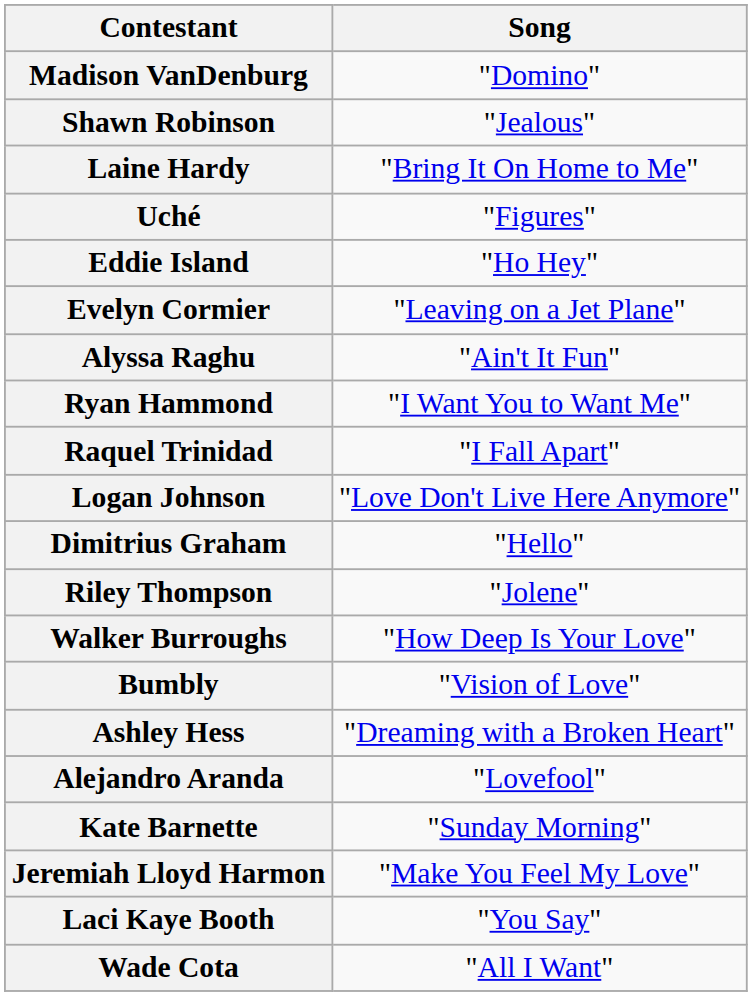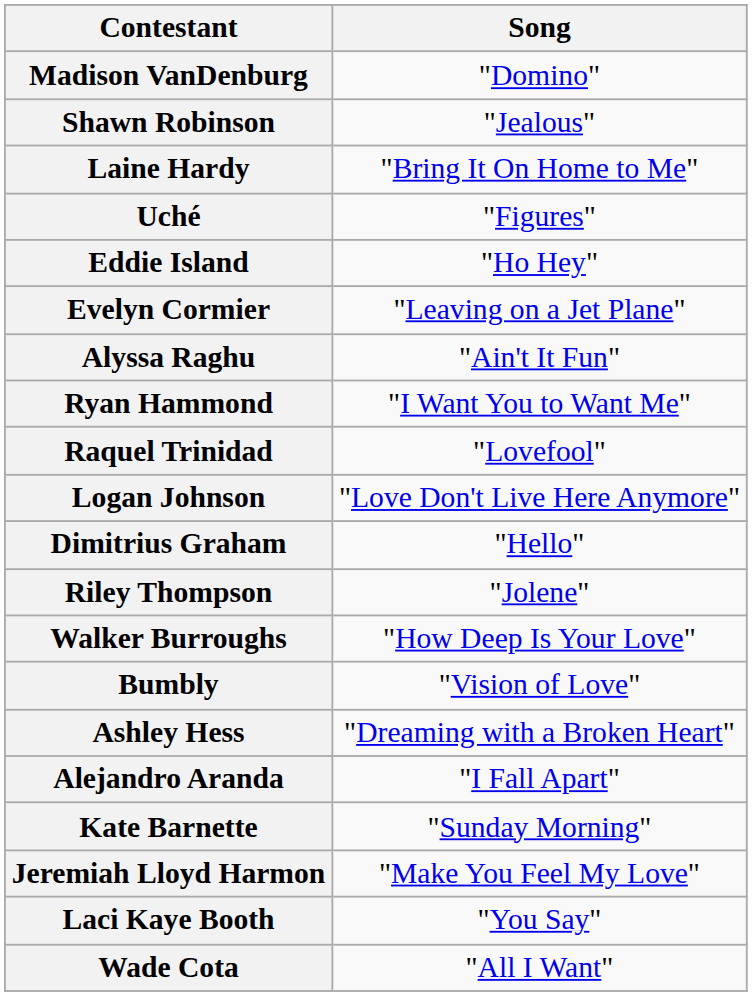(539, 450) "I Fall Apart" -> (539, 450) "Lovefool"
(539, 779) "Lovefool" -> (539, 779) "I Fall Apart"
